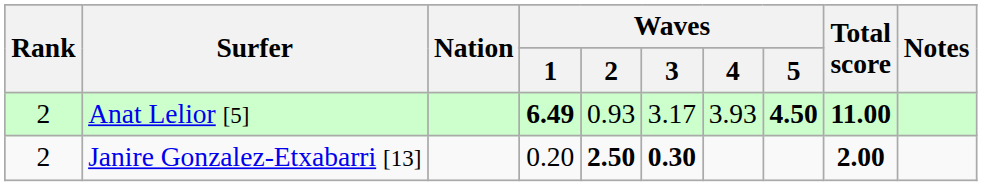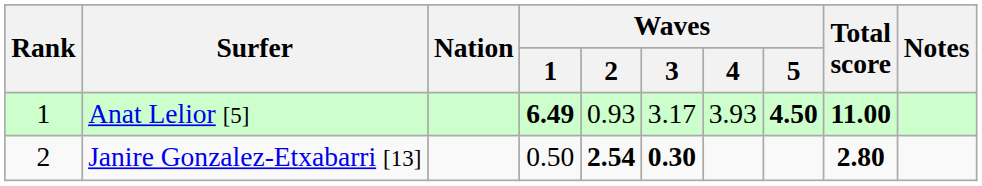(43, 113) 2 -> (43, 113) 1
(550, 157) 0.20 -> (550, 157) 0.50
(611, 157) 2.50 -> (611, 157) 2.54
(861, 157) 2.00 -> (861, 157) 2.80
